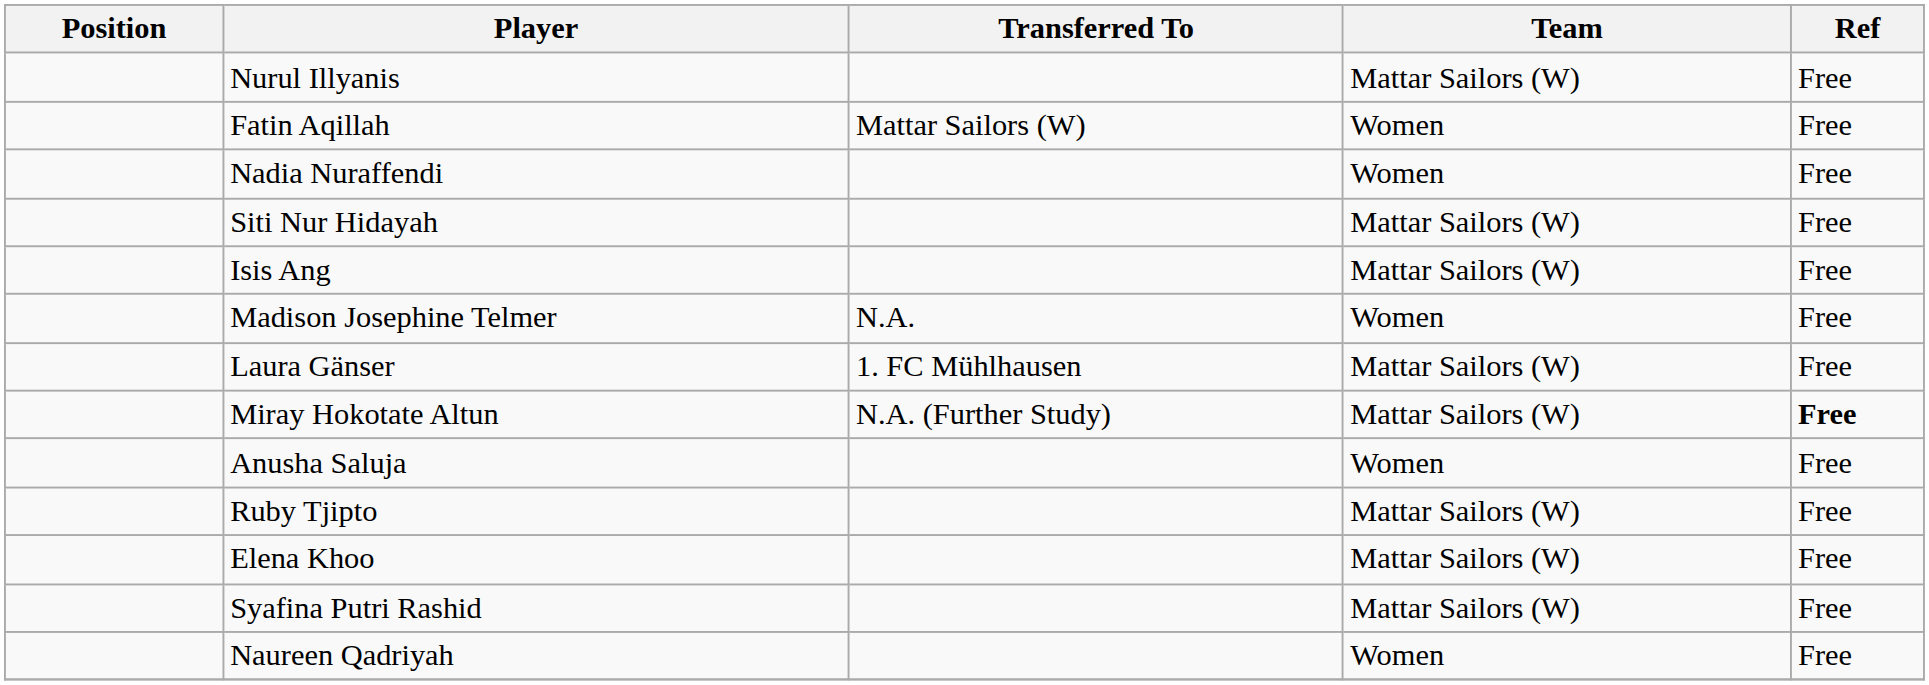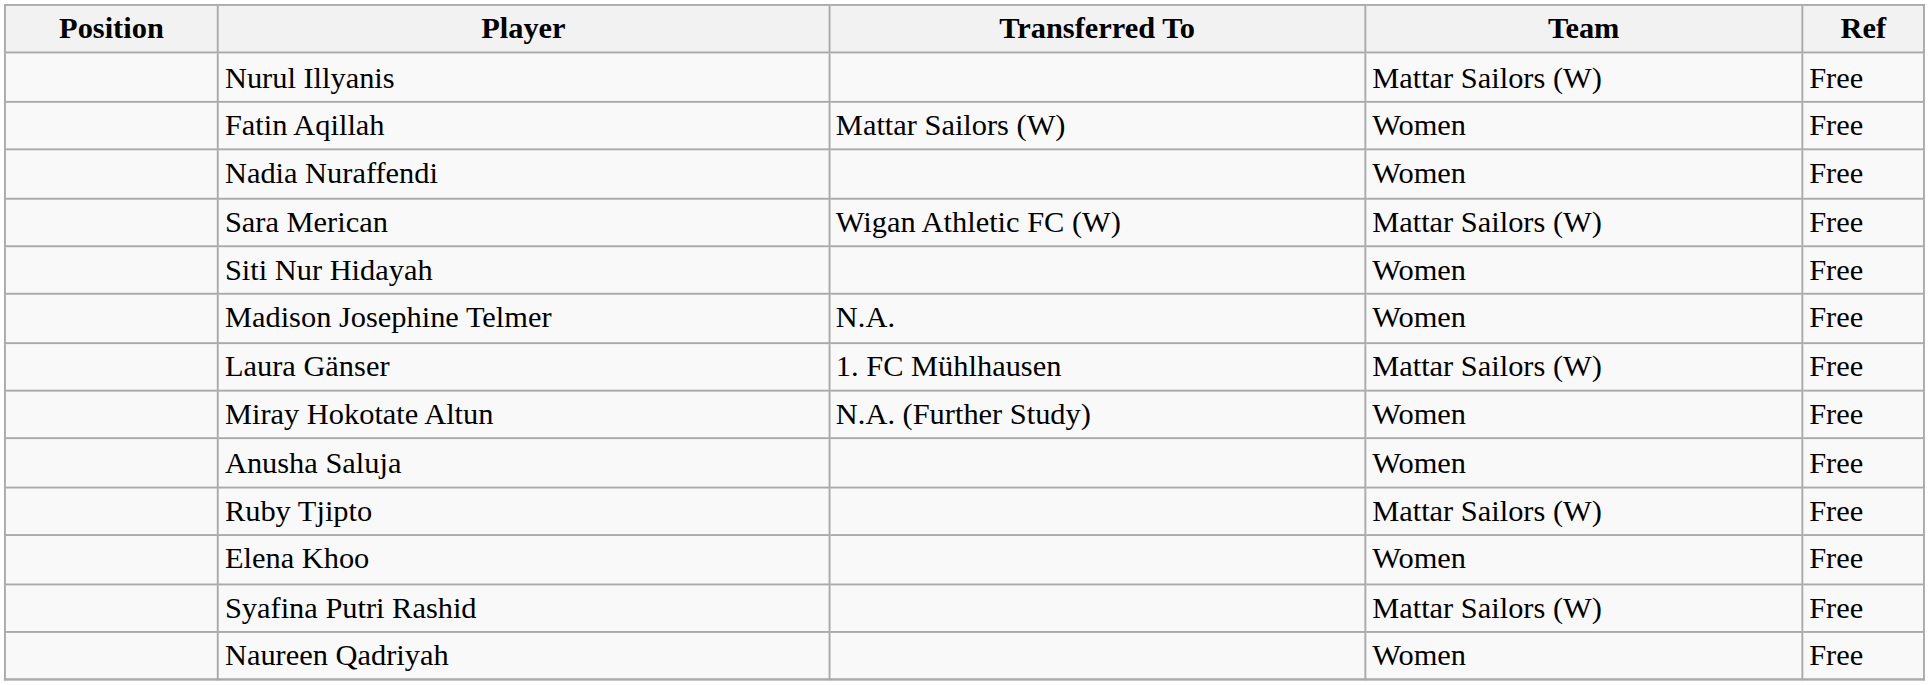+ row: (306, 221)
(1465, 221) Mattar Sailors (W) -> (1419, 269) Women
- row: (280, 269)
(1465, 414) Mattar Sailors (W) -> (1419, 414) Women
(1827, 414) bold -> (1836, 414) normal
(1465, 558) Mattar Sailors (W) -> (1419, 558) Women
